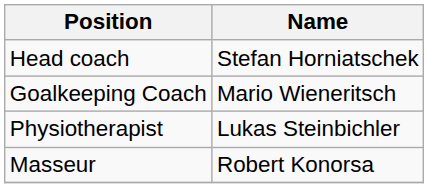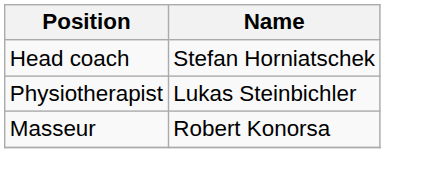- row: (108, 93)
